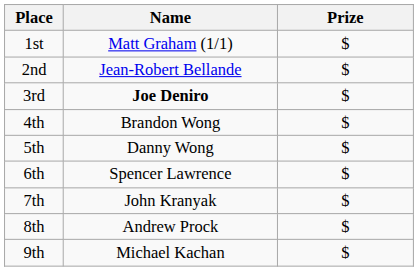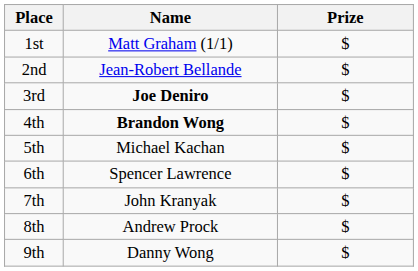(170, 122) normal -> (170, 122) bold
(170, 148) Danny Wong -> (170, 148) Michael Kachan
(170, 252) Michael Kachan -> (170, 252) Danny Wong
